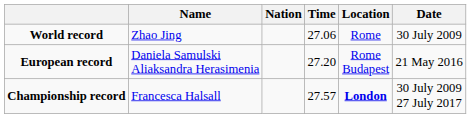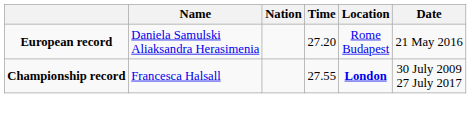- row: (66, 34)
(322, 95) 27.57 -> (322, 75) 27.55
